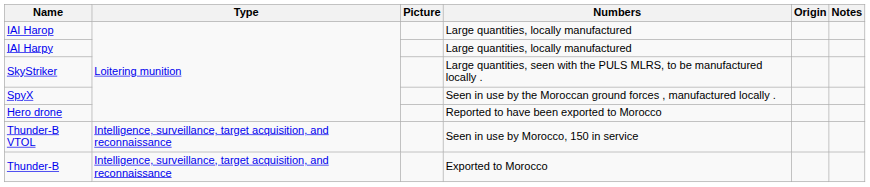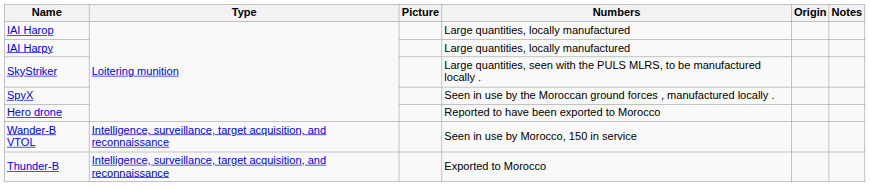+ row: (32, 136)
- row: (33, 136)
